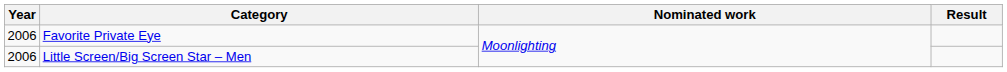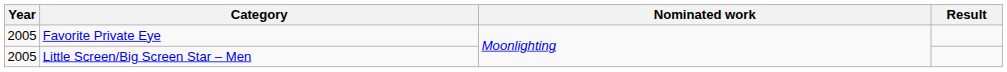(22, 35) 2006 -> (22, 35) 2005
(22, 56) 2006 -> (22, 56) 2005
